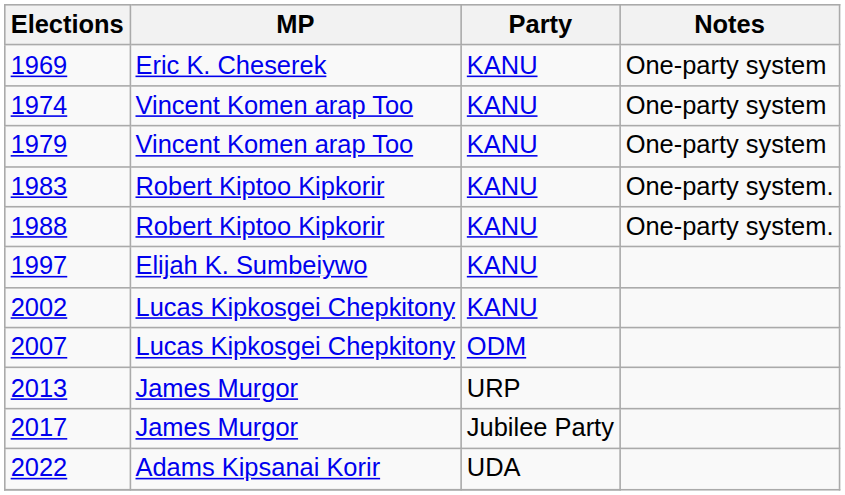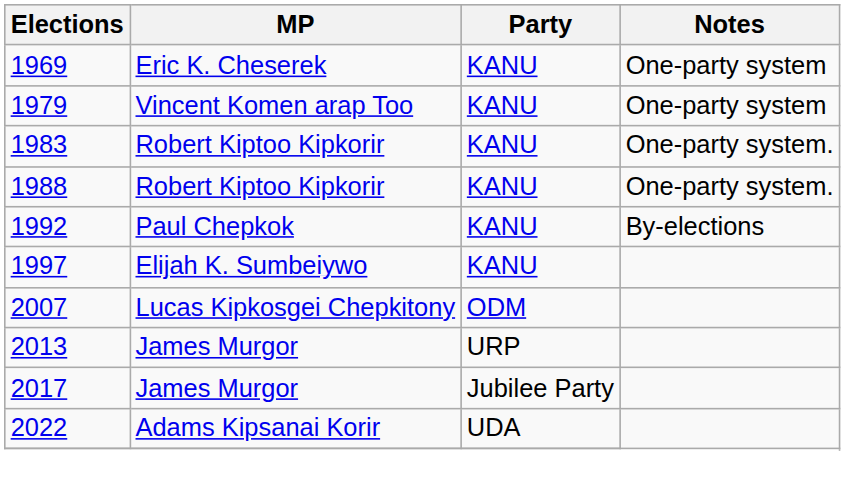- row: (39, 105)
+ row: (39, 226)
- row: (39, 307)
